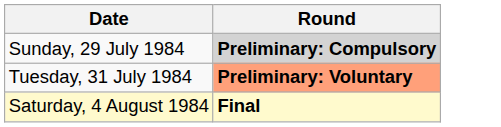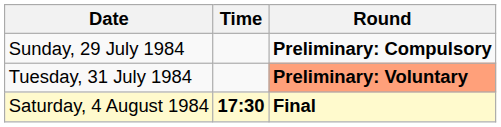+ column: (241, 19)
(327, 48) lightgrey background -> (382, 48) no background
